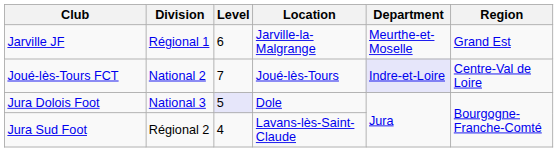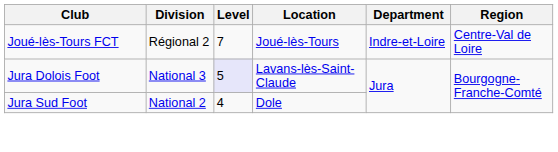- row: (36, 42)
(177, 76) National 2 -> (179, 42) Régional 2
(407, 76) lavender background -> (407, 42) no background
(269, 103) Dole -> (305, 76) Lavans-lès-Saint-Claude
(179, 130) Régional 2 -> (177, 103) National 2
(305, 130) Lavans-lès-Saint-Claude -> (269, 103) Dole
